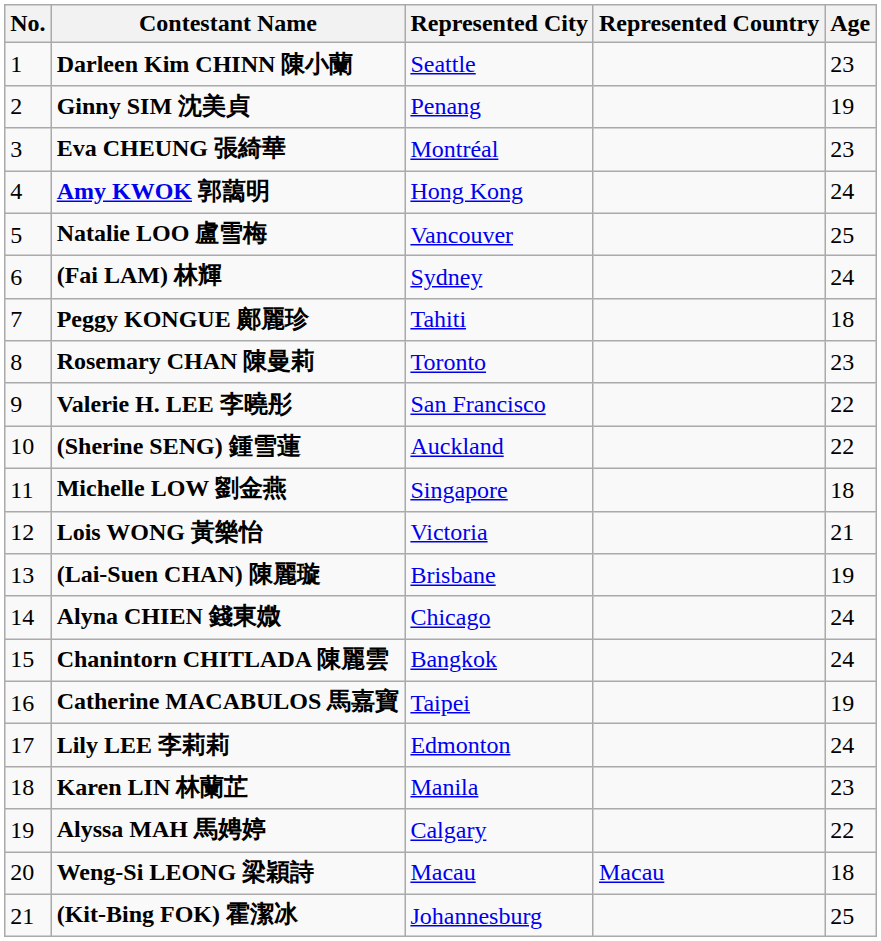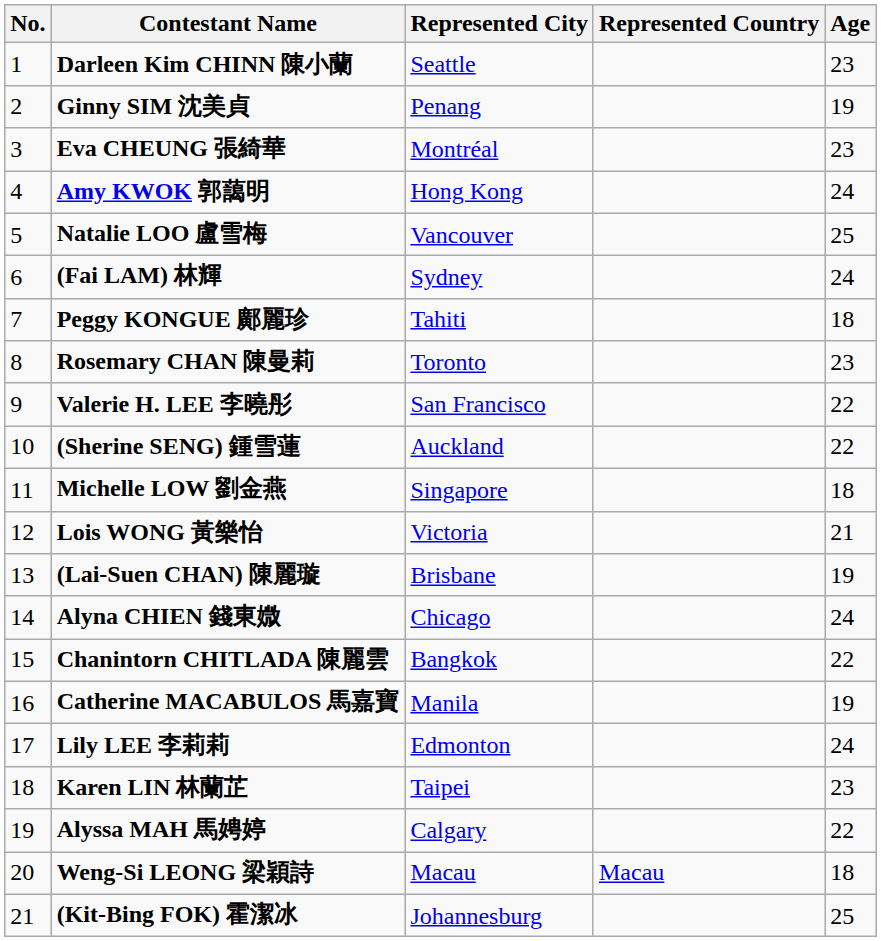(842, 659) 24 -> (842, 659) 22
(440, 702) Taipei -> (444, 702) Manila
(444, 787) Manila -> (440, 787) Taipei
